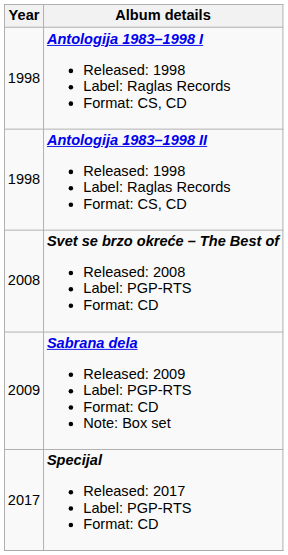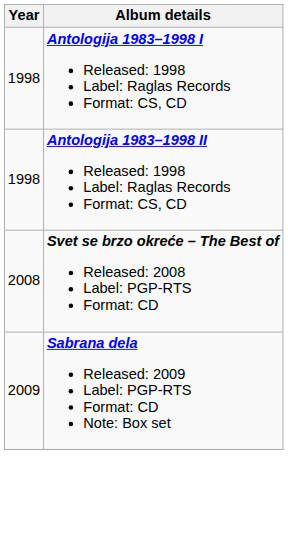- row: (163, 493)
